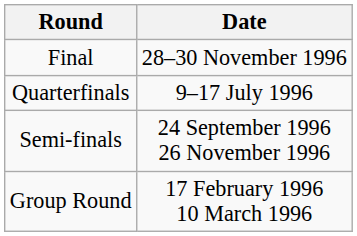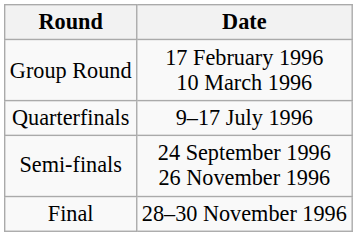rows swapped: (71, 200) <-> (71, 57)
